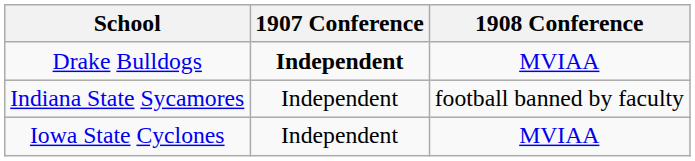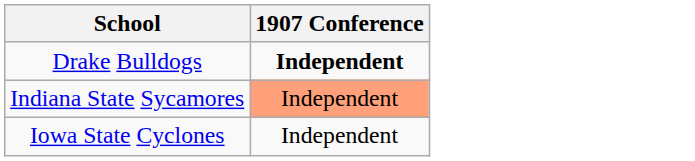- column: (559, 23)
(339, 98) no background -> (339, 98) lightsalmon background
